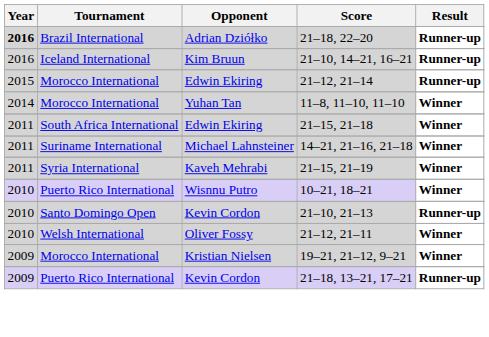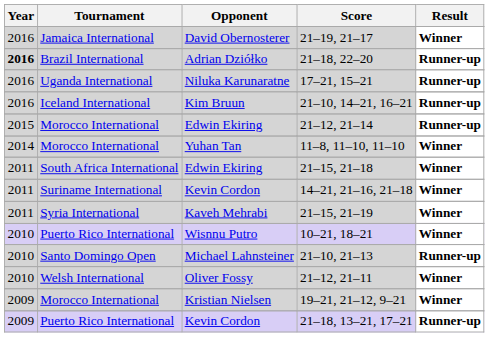+ row: (337, 37)
+ row: (337, 81)
(239, 146) Michael Lahnsteiner -> (222, 190) Kevin Cordon
(222, 212) Kevin Cordon -> (239, 256) Michael Lahnsteiner
